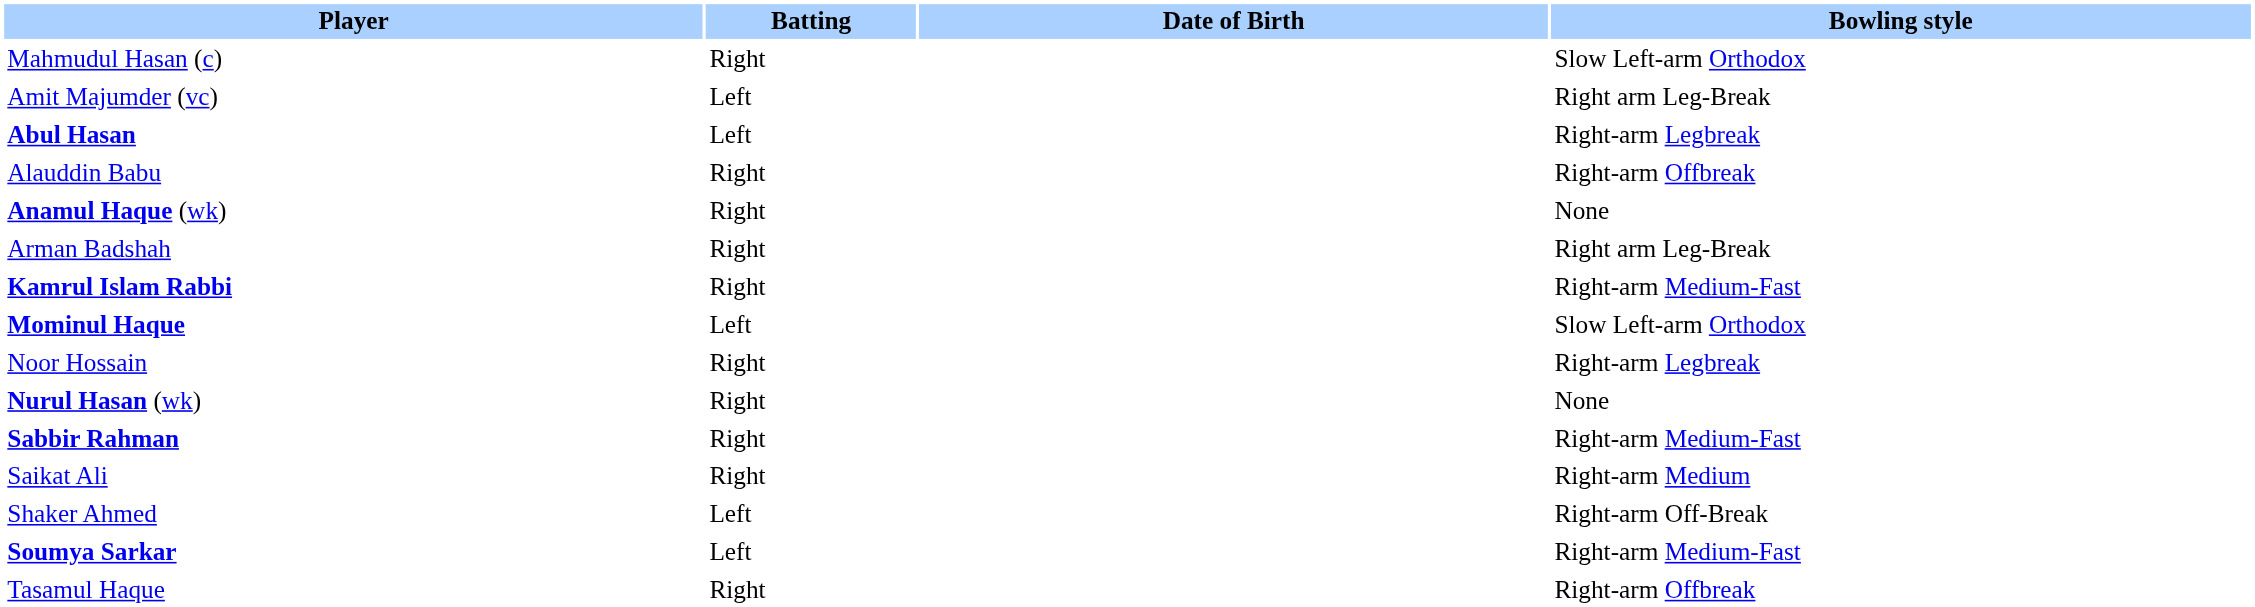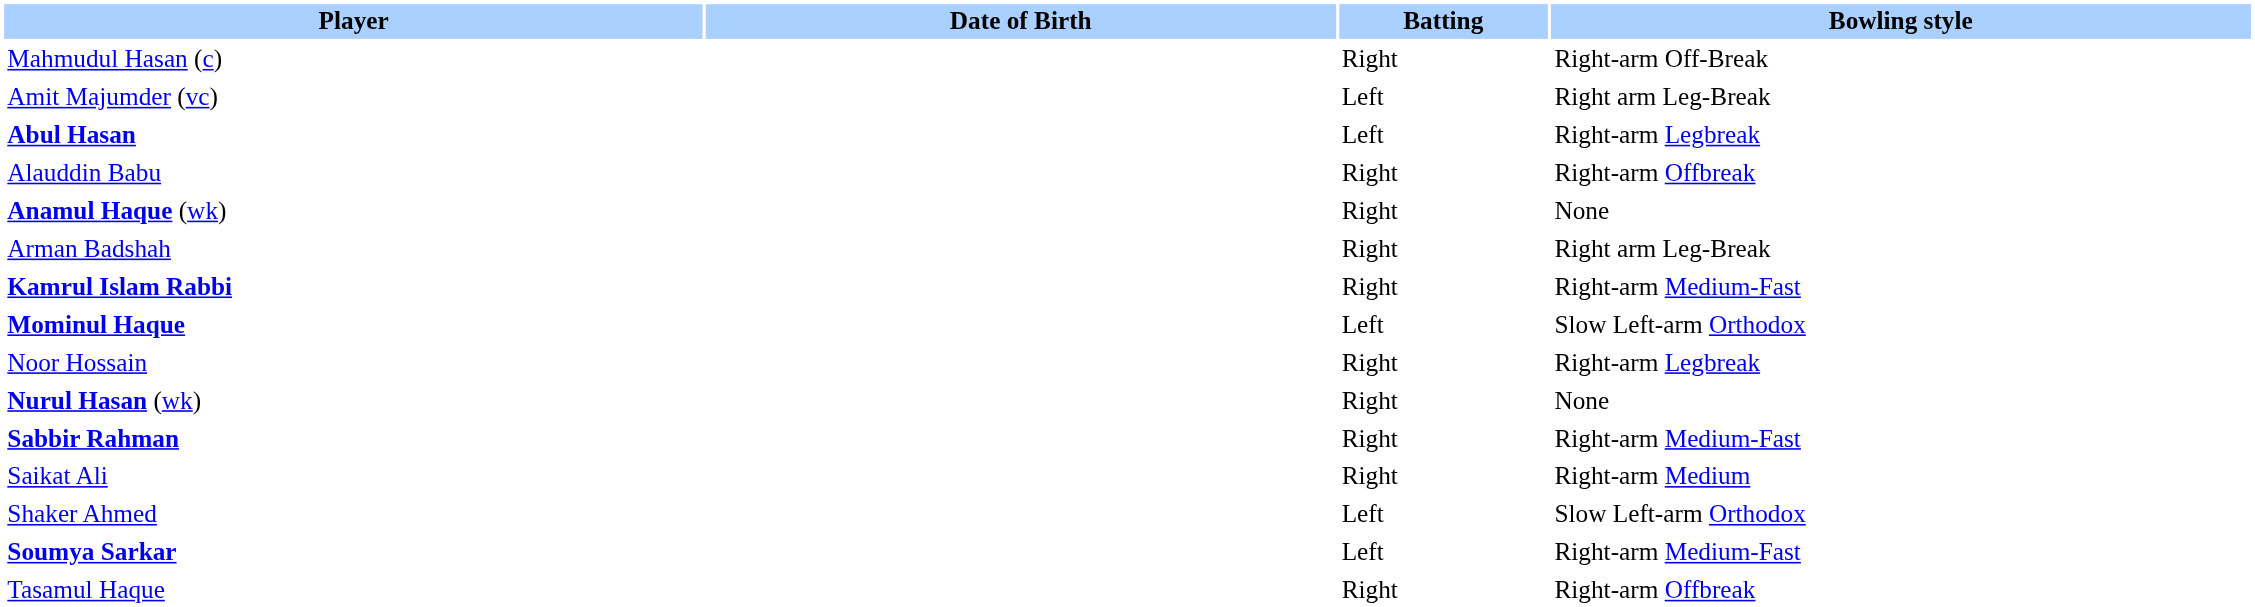columns swapped: (1234, 21) <-> (811, 21)
(1680, 59) Slow Left-arm Orthodox -> (1661, 59) Right-arm Off-Break
(1661, 514) Right-arm Off-Break -> (1680, 514) Slow Left-arm Orthodox
